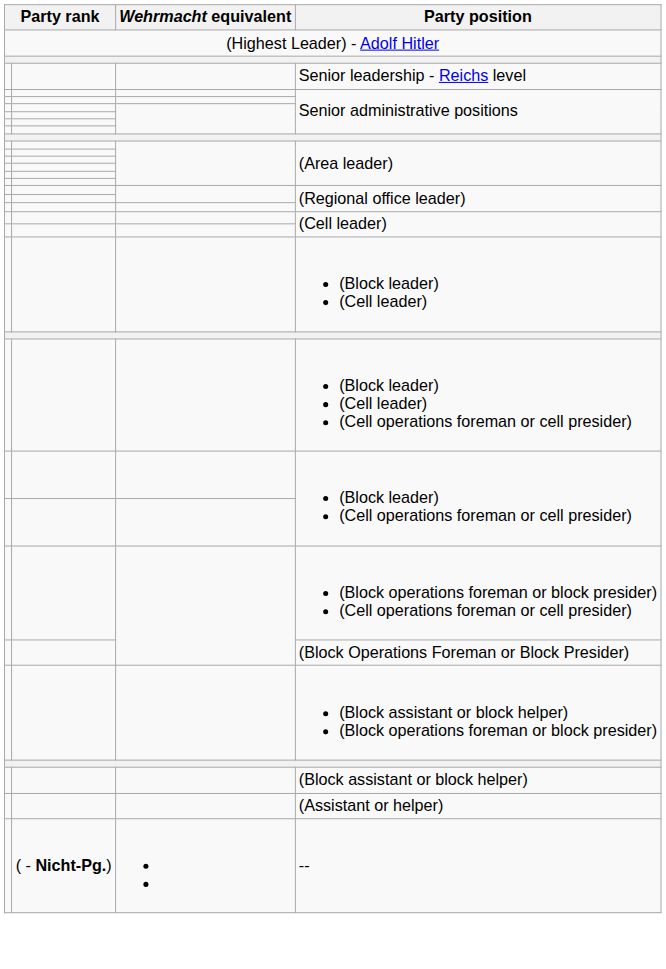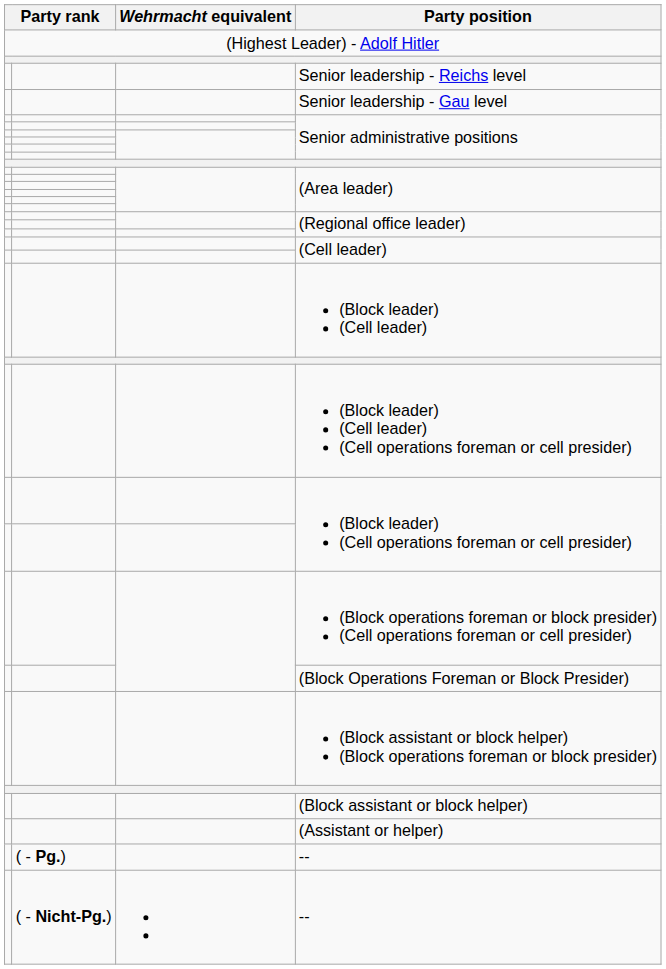+ row: (64, 102)
+ row: (41, 857)
